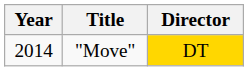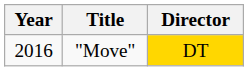(34, 50) 2014 -> (34, 50) 2016
